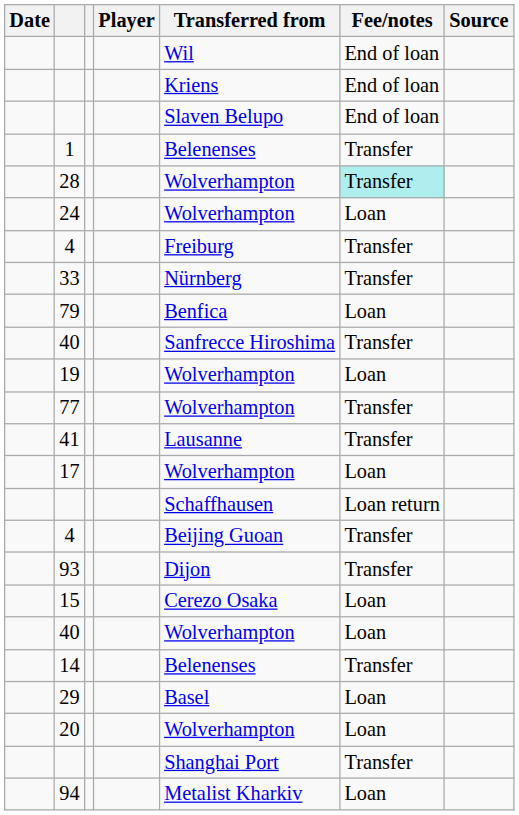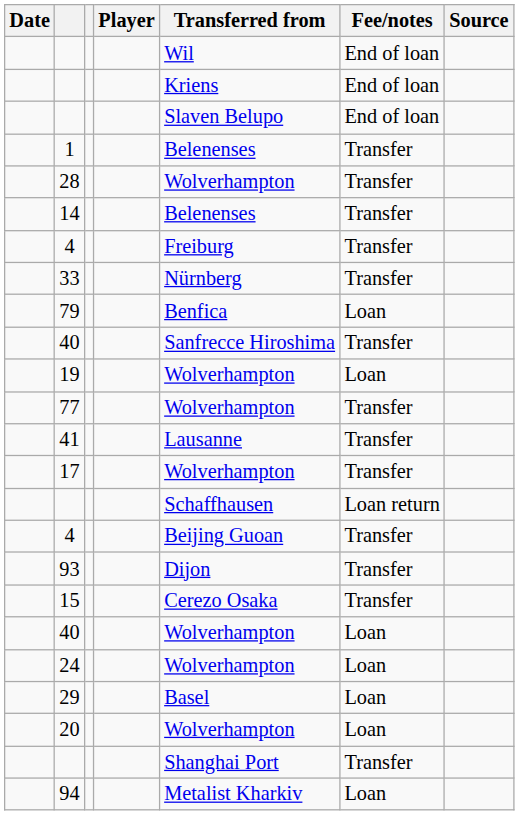(379, 181) paleturquoise background -> (379, 181) no background
rows swapped: (30, 214) <-> (30, 665)
(365, 471) Loan -> (379, 471) Transfer
(365, 600) Loan -> (379, 600) Transfer
